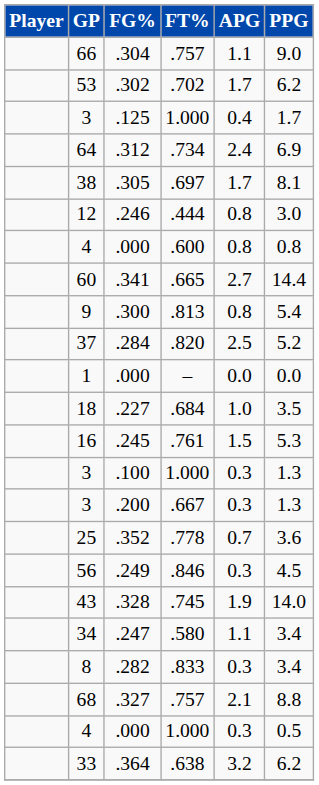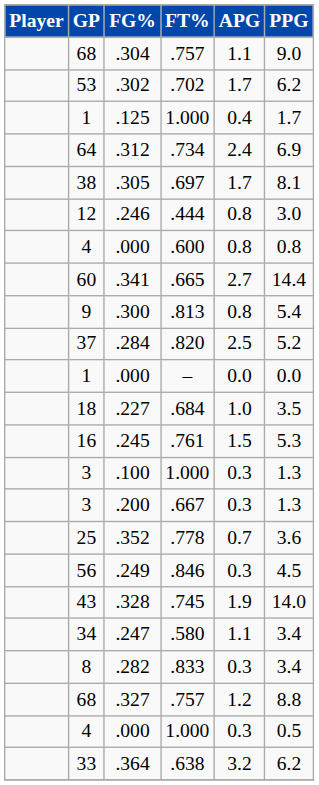(86, 53) 66 -> (86, 53) 68
(86, 117) 3 -> (86, 117) 1
(240, 699) 2.1 -> (240, 699) 1.2
